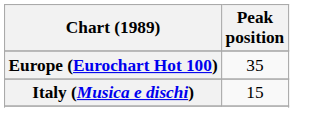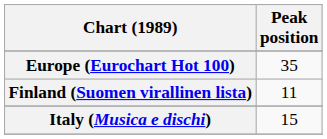+ row: (130, 92)
